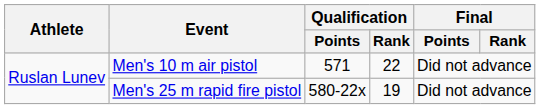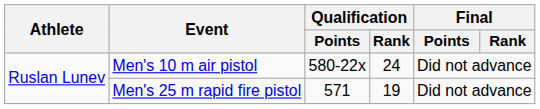(337, 66) 571 -> (337, 66) 580-22x
(391, 66) 22 -> (391, 66) 24
(337, 91) 580-22x -> (337, 91) 571
